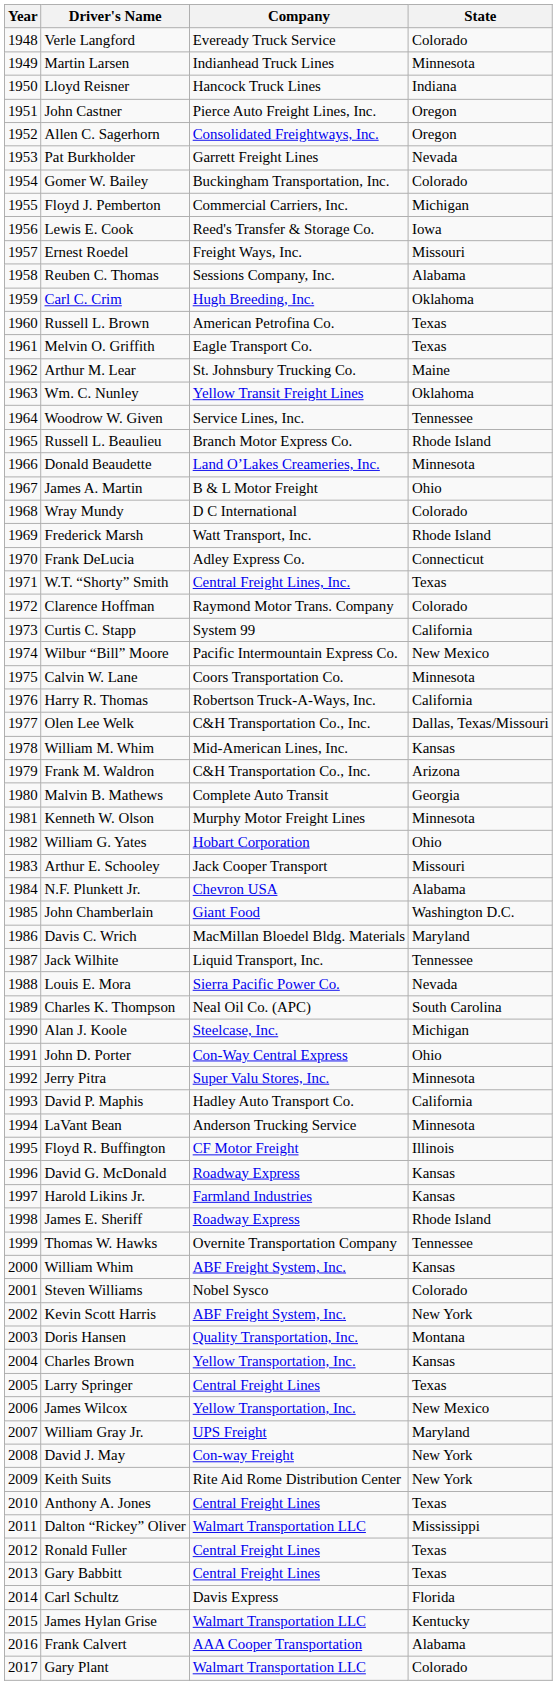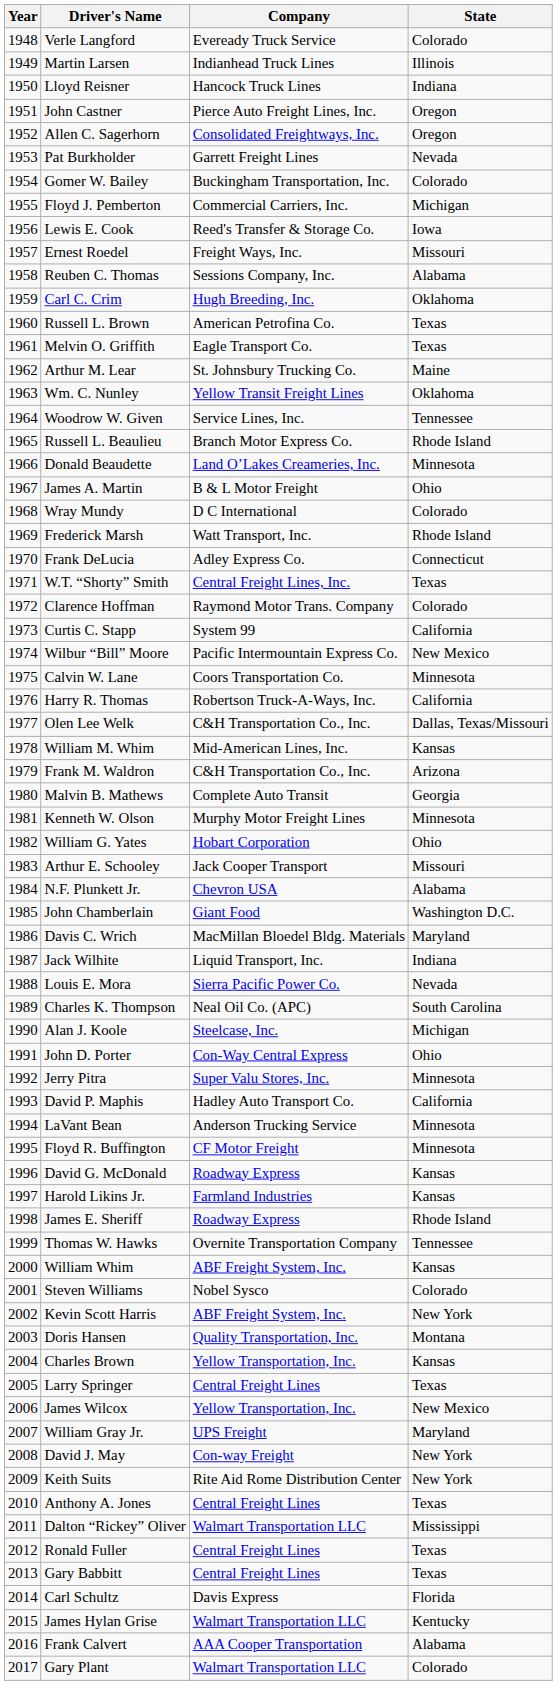(443, 63) Minnesota -> (433, 63) Illinois
(442, 960) Tennessee -> (434, 960) Indiana
(433, 1149) Illinois -> (443, 1149) Minnesota
